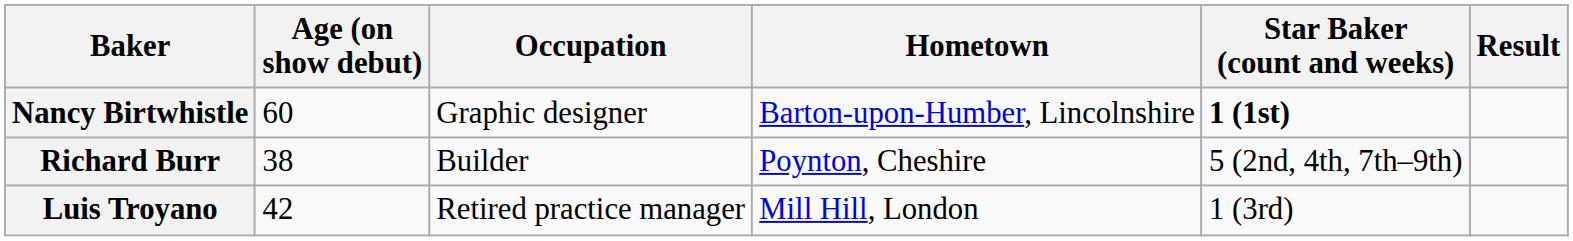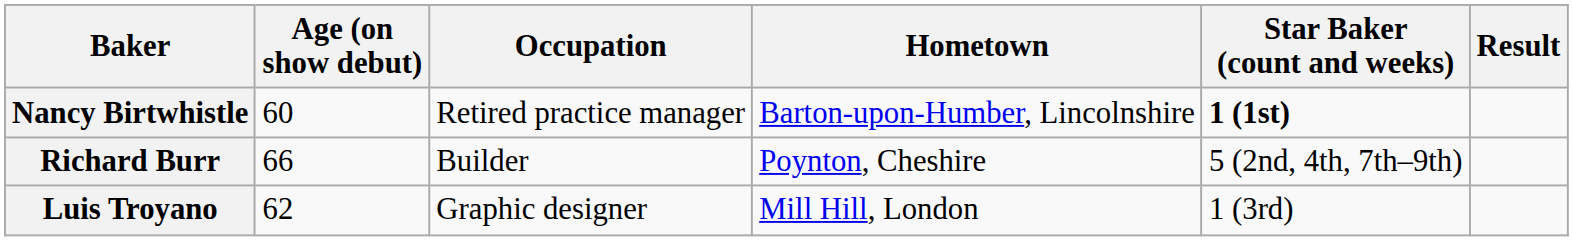(542, 112) Graphic designer -> (591, 112) Retired practice manager
(278, 160) 38 -> (278, 160) 66
(278, 209) 42 -> (278, 209) 62
(591, 209) Retired practice manager -> (542, 209) Graphic designer
